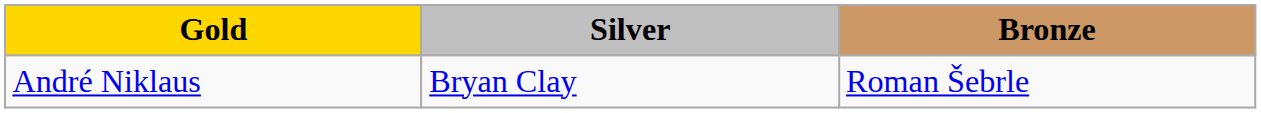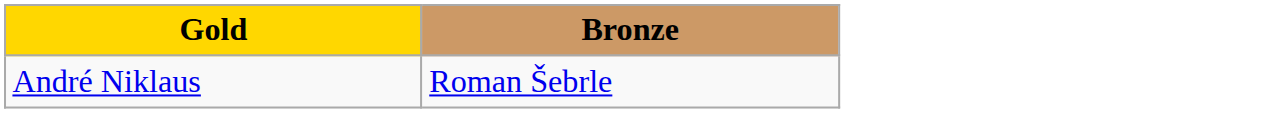- column: (630, 30)
